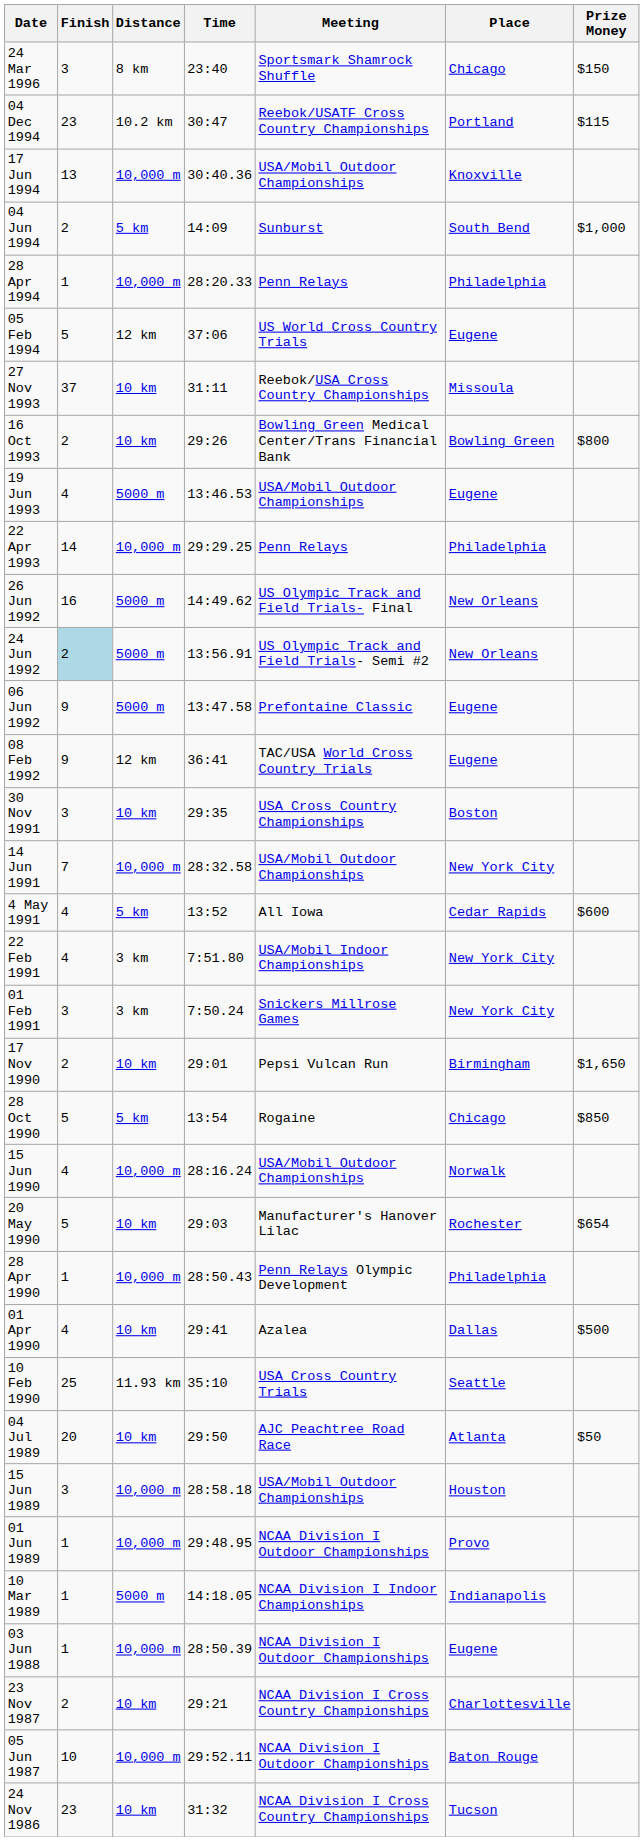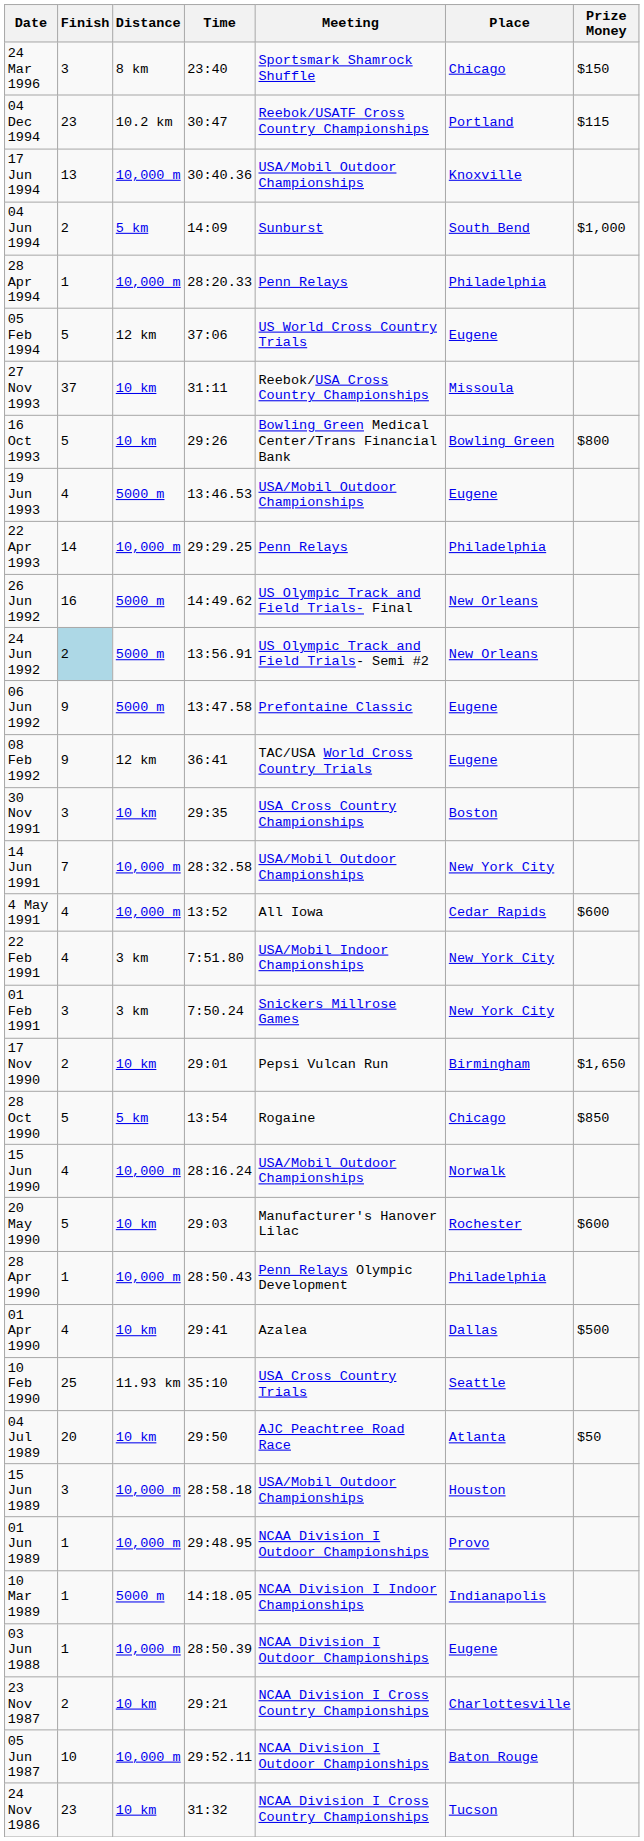(65, 441) 2 -> (65, 441) 5
(132, 913) 5 km -> (148, 913) 10,000 m
(593, 1224) $654 -> (593, 1224) $600
